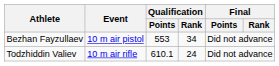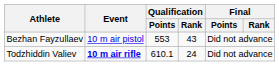(192, 40) 34 -> (192, 40) 43
(112, 54) normal -> (114, 54) bold
